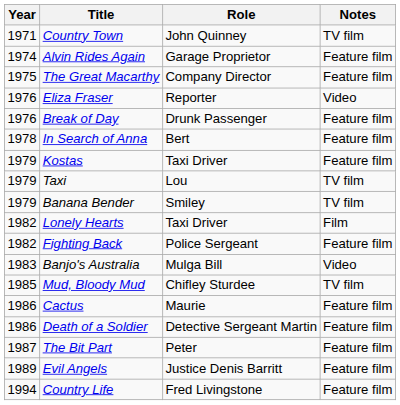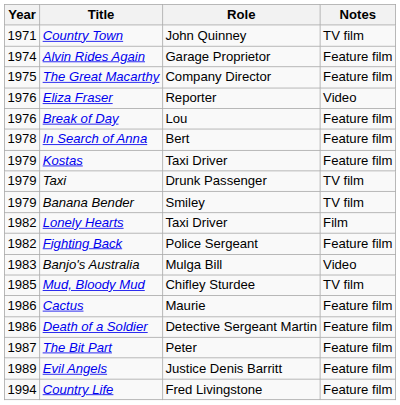(216, 118) Drunk Passenger -> (176, 118) Lou
(176, 181) Lou -> (216, 181) Drunk Passenger
